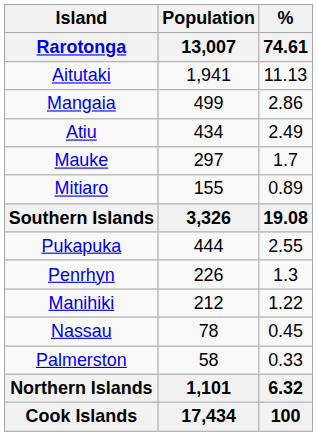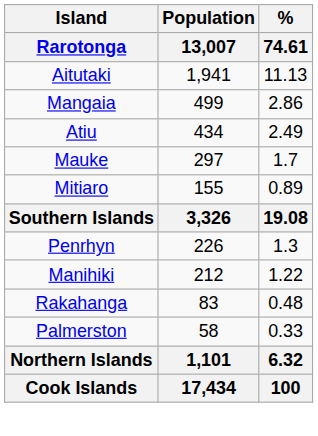- row: (81, 246)
+ row: (81, 302)
- row: (81, 331)
